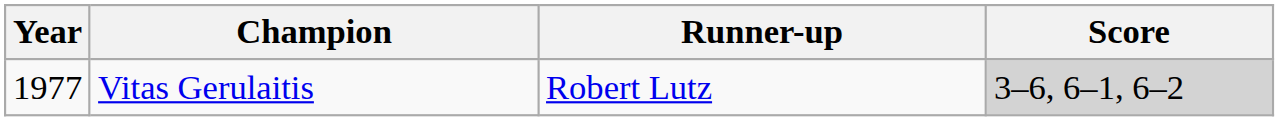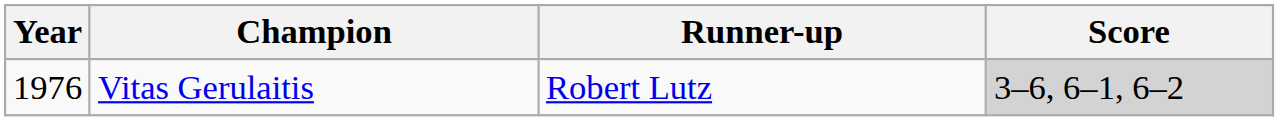(48, 86) 1977 -> (48, 86) 1976
